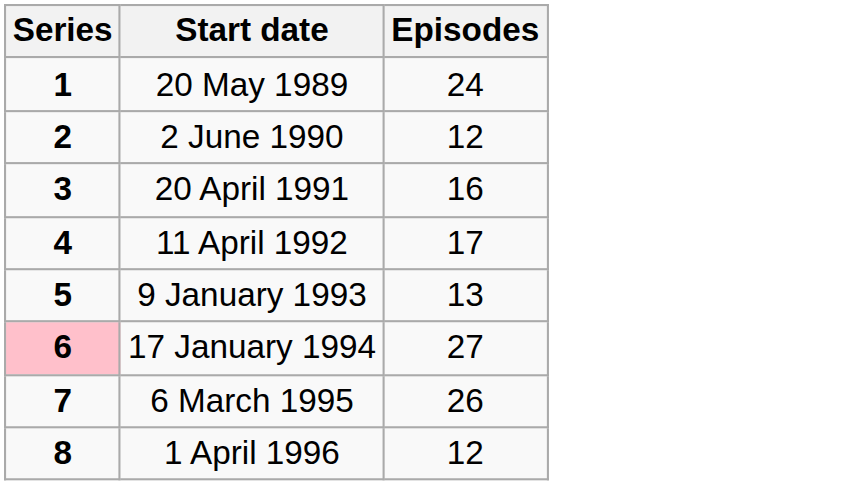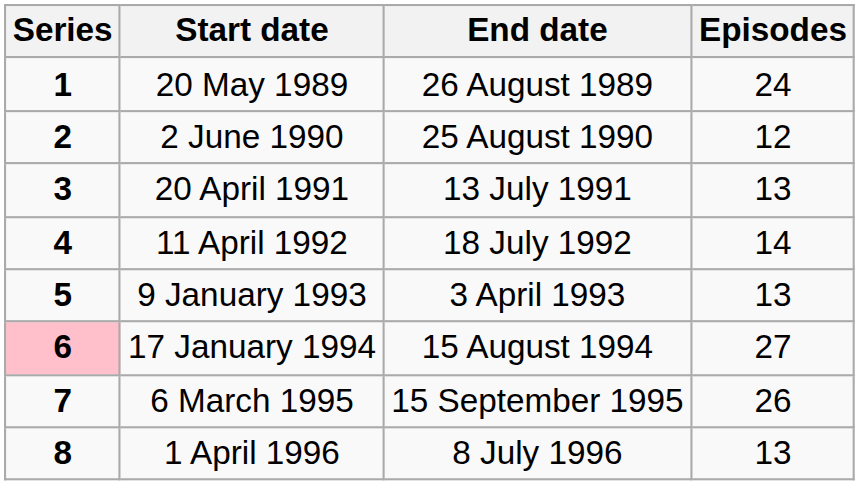+ column: (537, 30)
(465, 189) 16 -> (773, 189) 13
(465, 242) 17 -> (773, 242) 14
(465, 453) 12 -> (773, 453) 13
